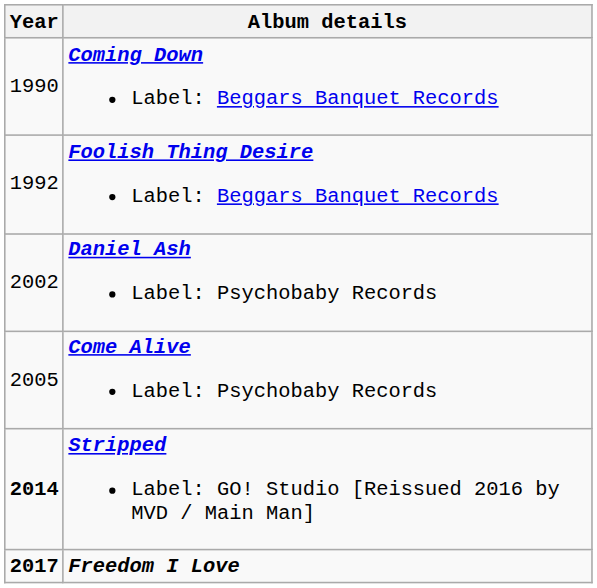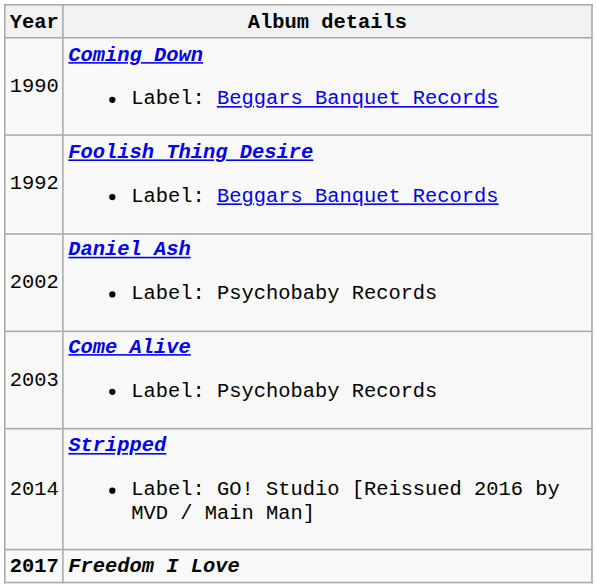(34, 380) 2005 -> (34, 380) 2003
(34, 489) bold -> (34, 489) normal
